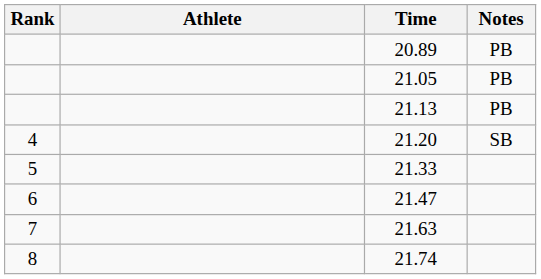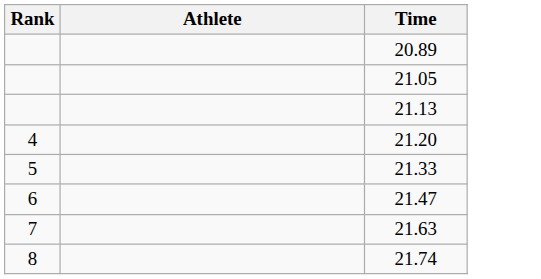- column: (501, 19)
